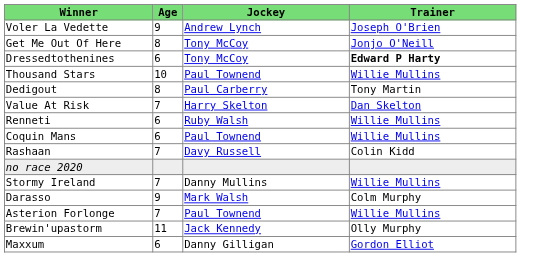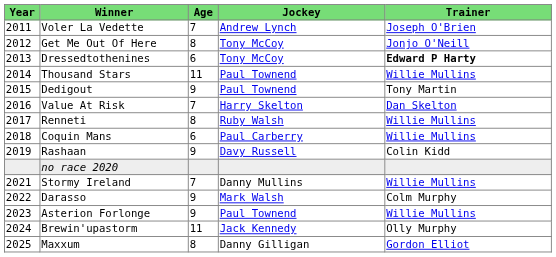+ column: (22, 12)
(157, 28) 9 -> (193, 28) 7
(161, 74) 10 -> (196, 74) 11
(157, 90) 8 -> (193, 90) 9
(226, 90) Paul Carberry -> (258, 90) Paul Townend
(157, 120) 6 -> (193, 120) 8
(223, 136) Paul Townend -> (261, 136) Paul Carberry
(157, 151) 7 -> (193, 151) 9
(157, 213) 7 -> (193, 213) 9
(157, 244) 6 -> (193, 244) 8
